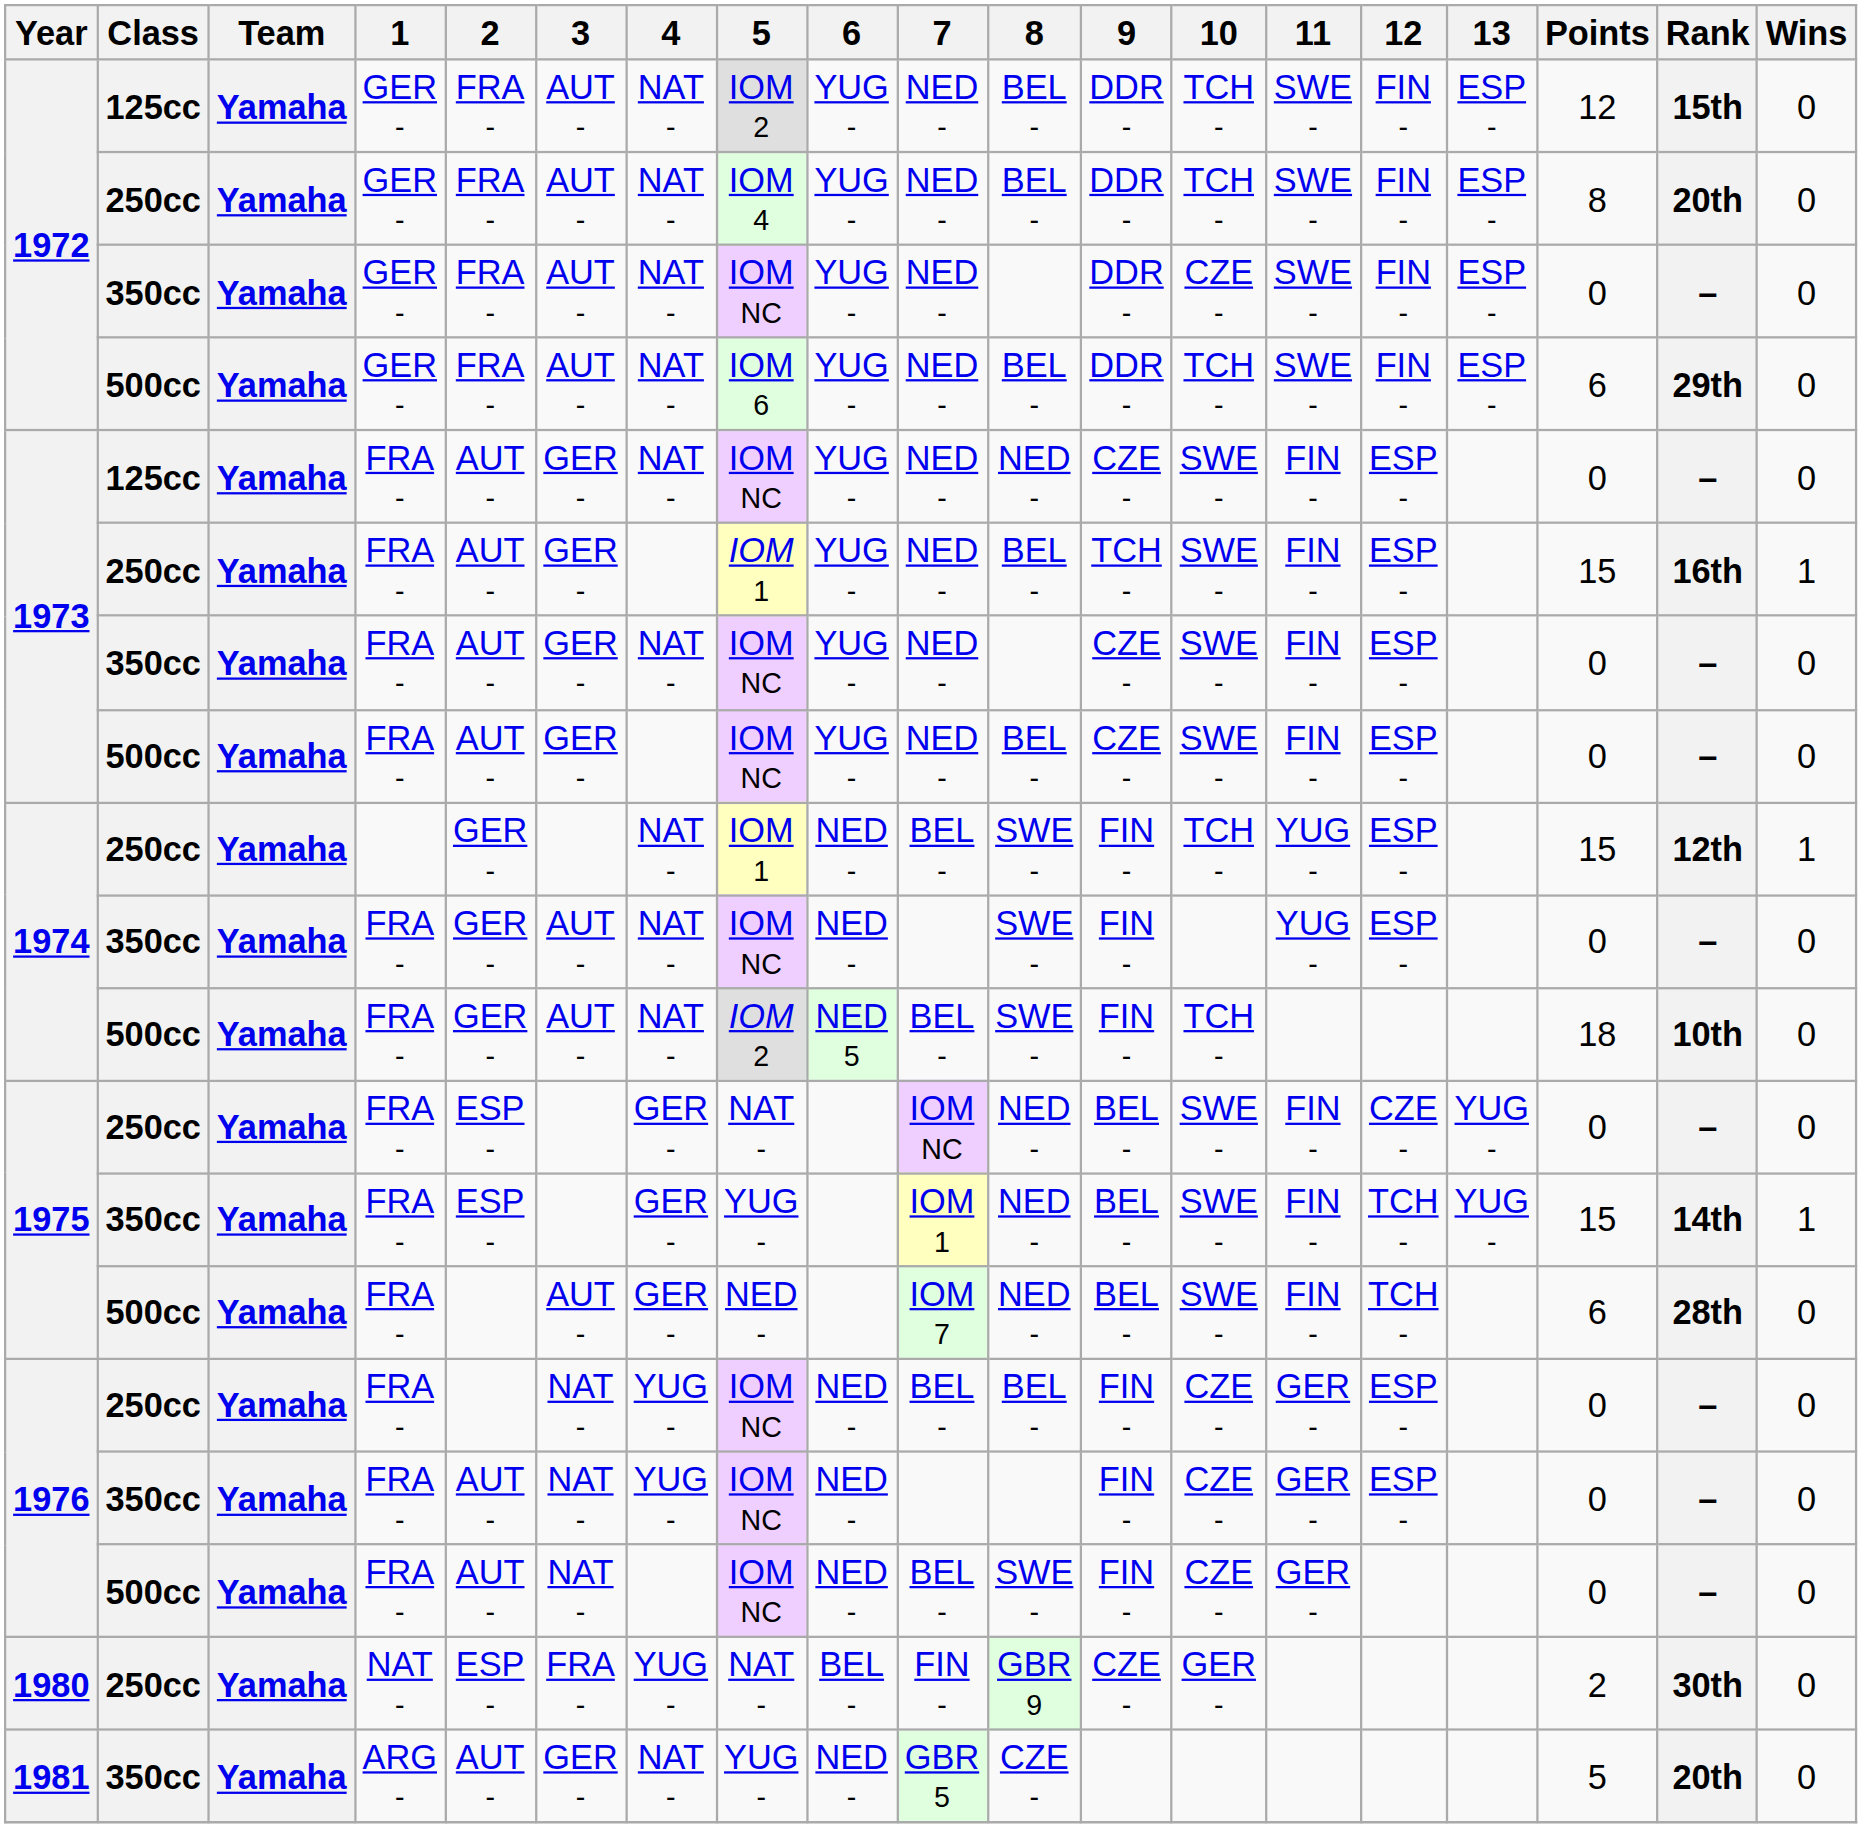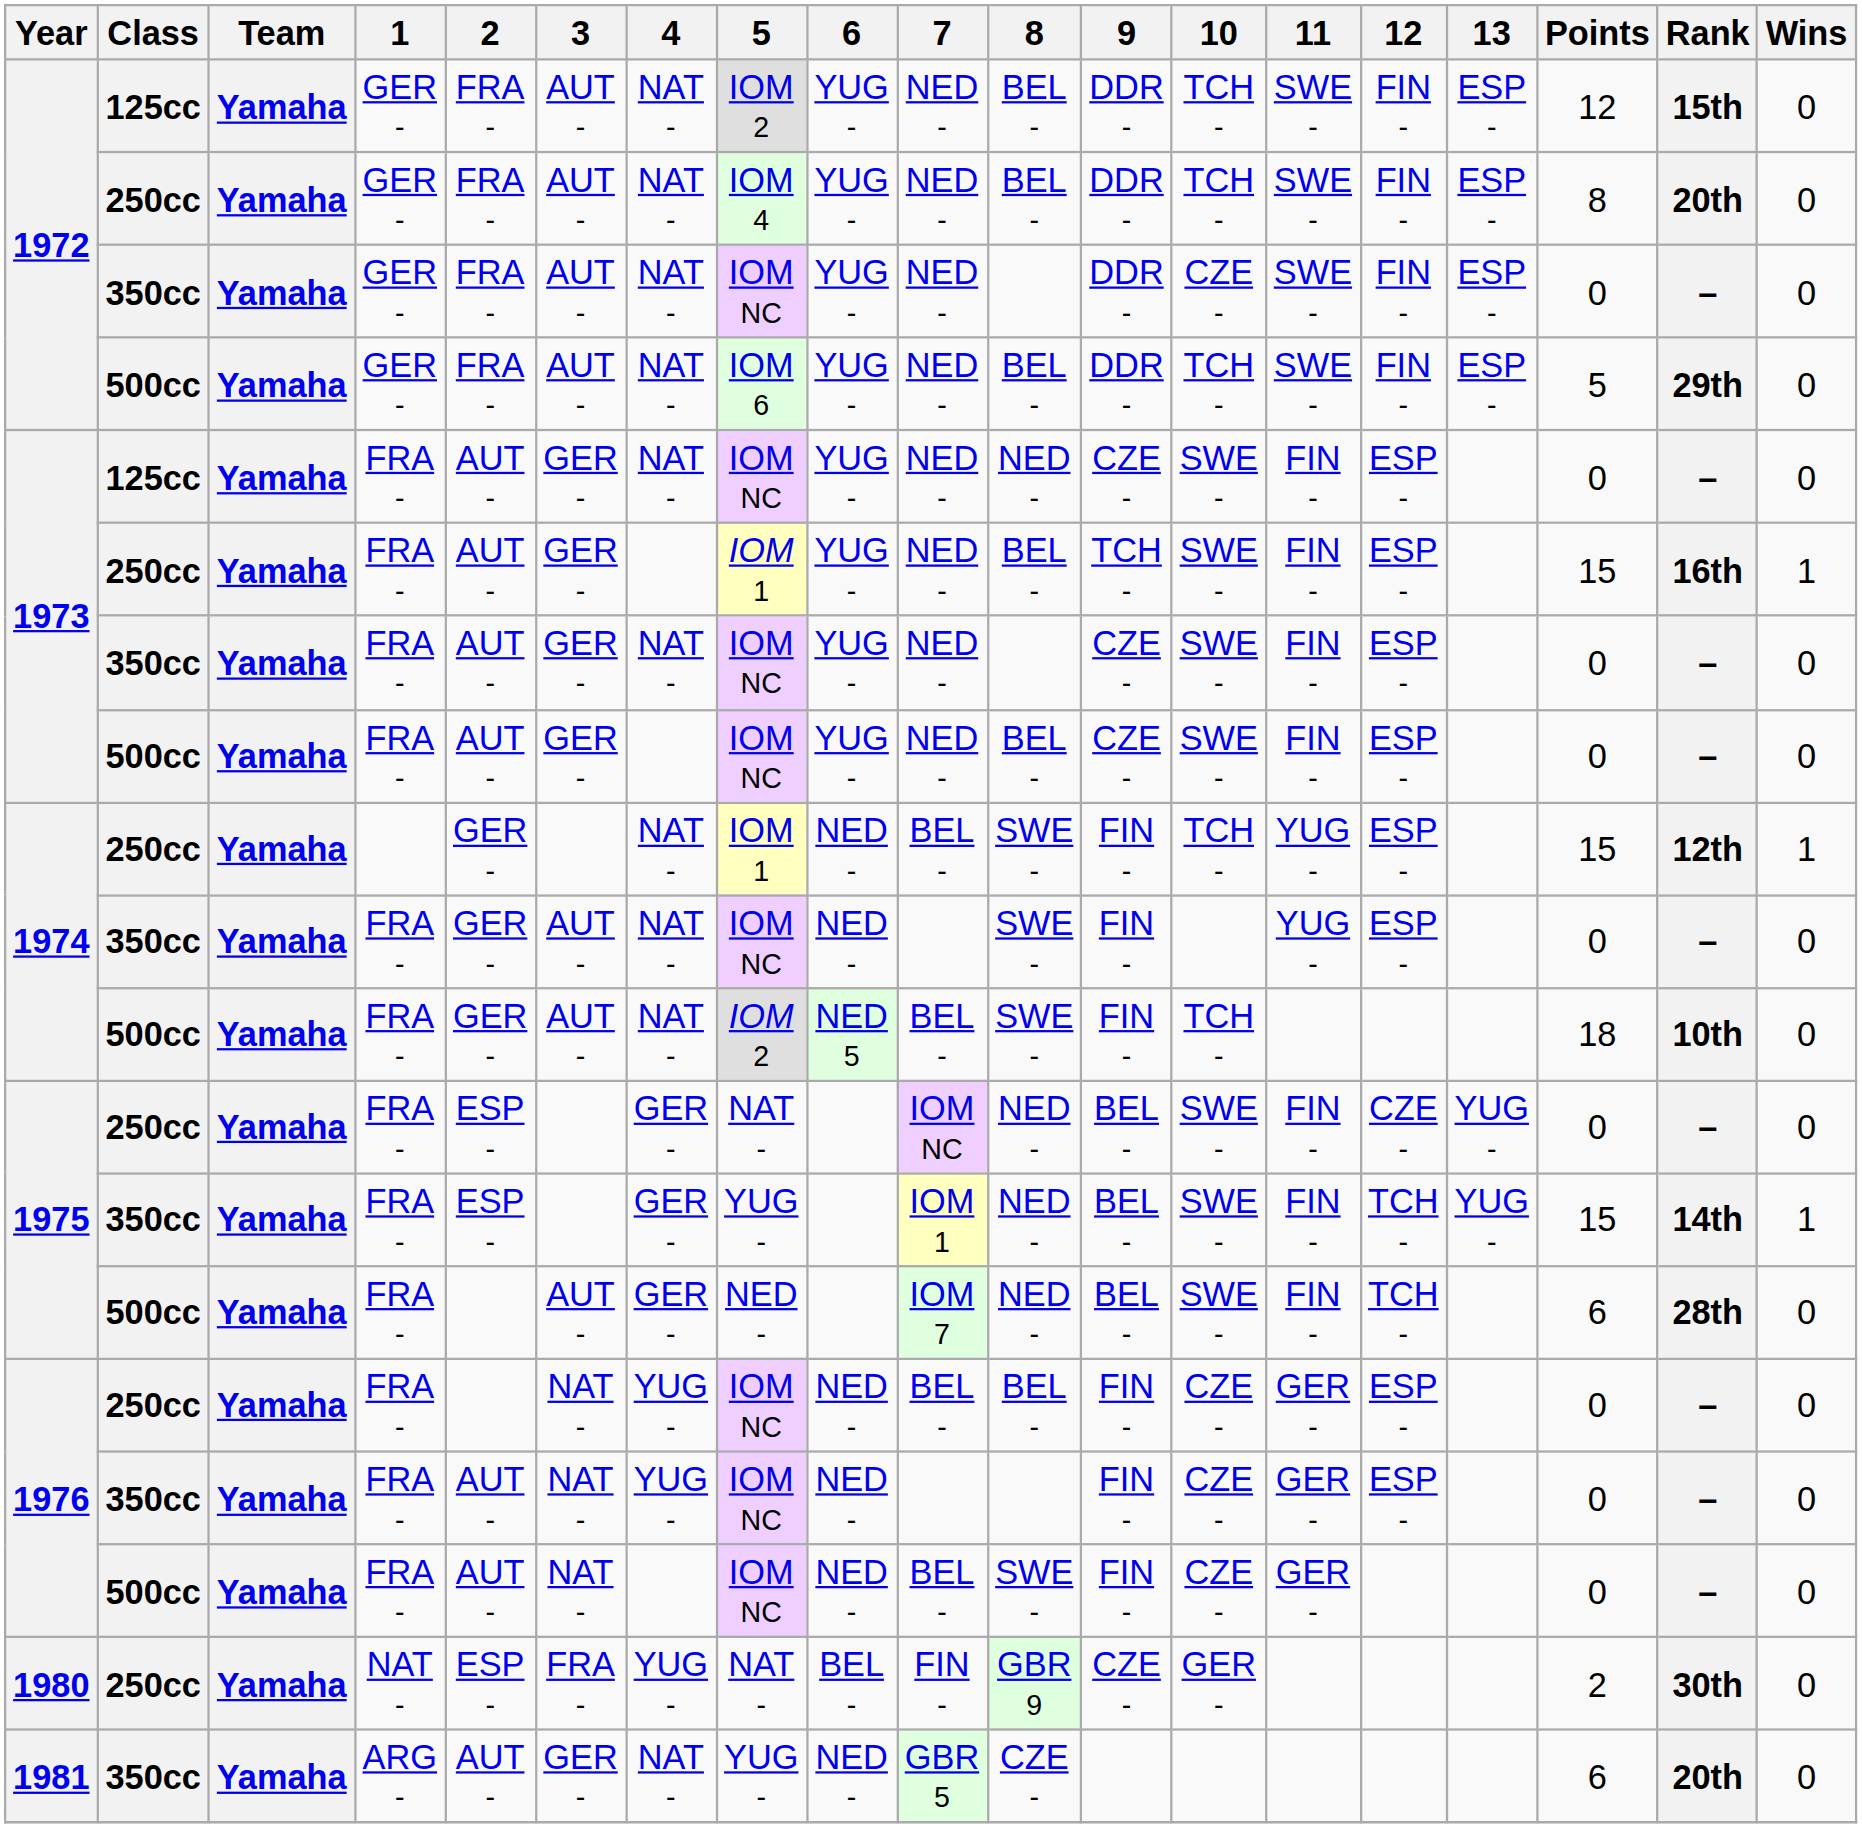(1597, 385) 6 -> (1597, 385) 5
(1597, 1777) 5 -> (1597, 1777) 6
